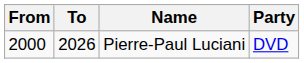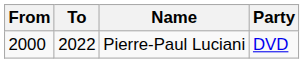(77, 44) 2026 -> (77, 44) 2022
